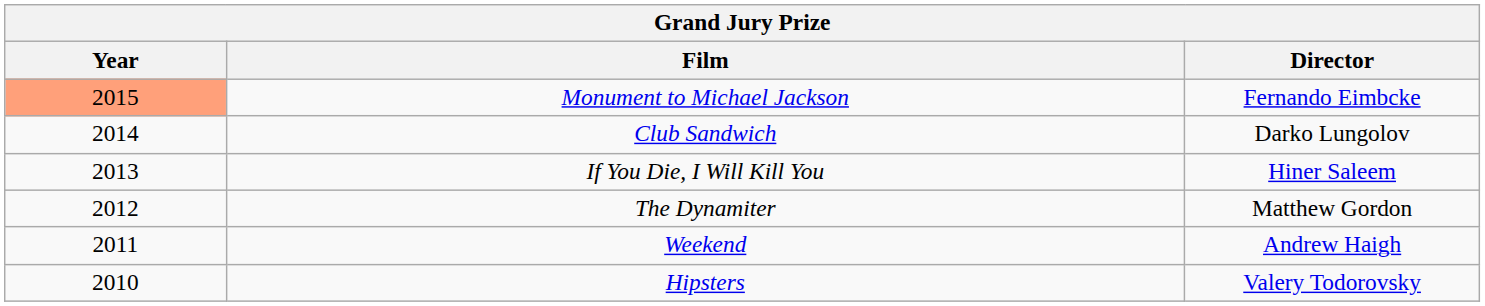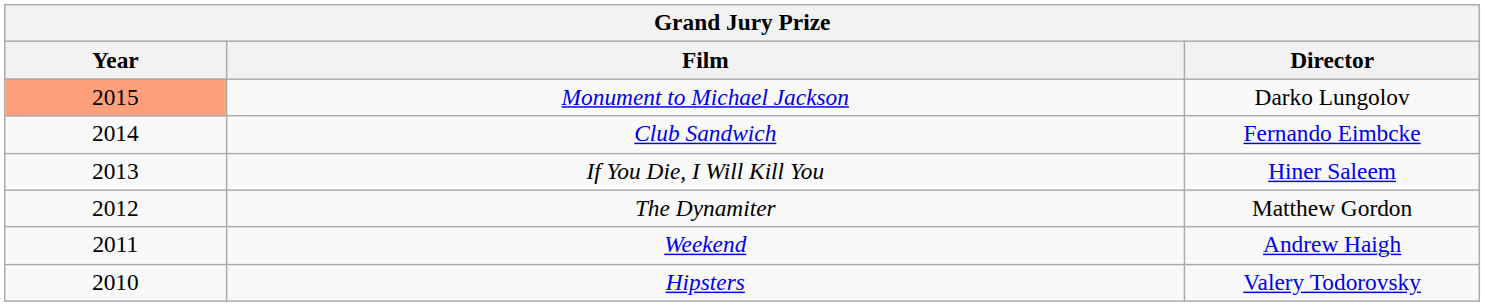(1332, 97) Fernando Eimbcke -> (1332, 97) Darko Lungolov
(1332, 134) Darko Lungolov -> (1332, 134) Fernando Eimbcke
